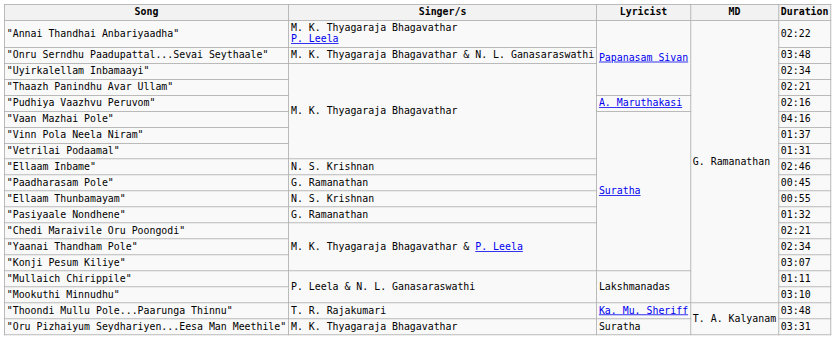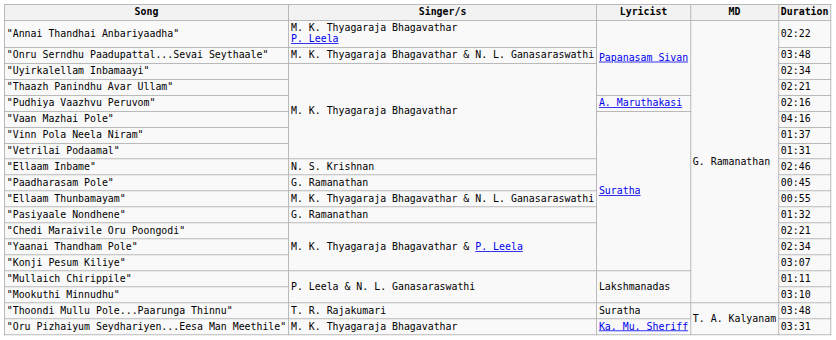(333, 199) N. S. Krishnan -> (443, 199) M. K. Thyagaraja Bhagavathar & N. L. Ganasaraswathi
(644, 311) Ka. Mu. Sheriff -> (620, 311) Suratha
(620, 327) Suratha -> (644, 327) Ka. Mu. Sheriff
